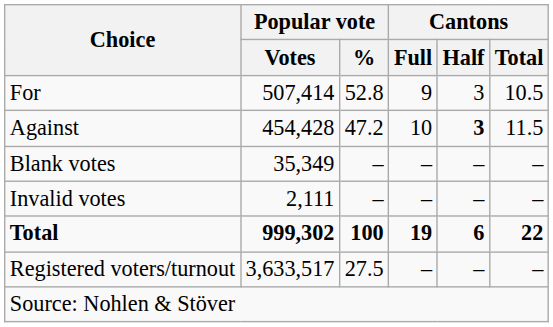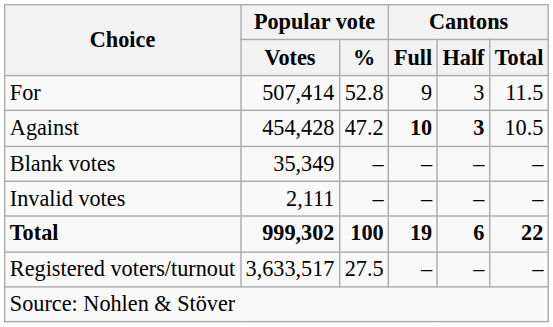(524, 92) 10.5 -> (524, 92) 11.5
(421, 127) normal -> (421, 127) bold
(524, 127) 11.5 -> (524, 127) 10.5
